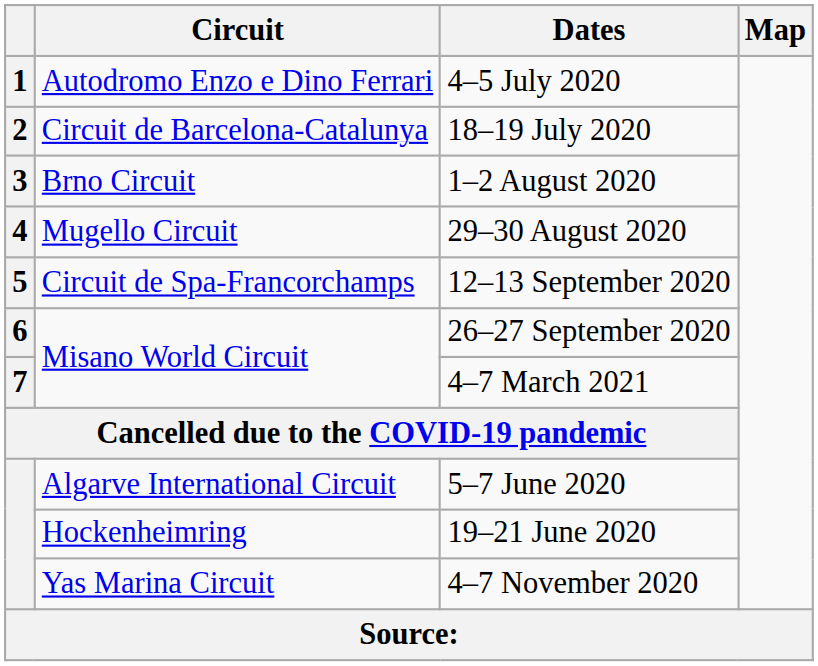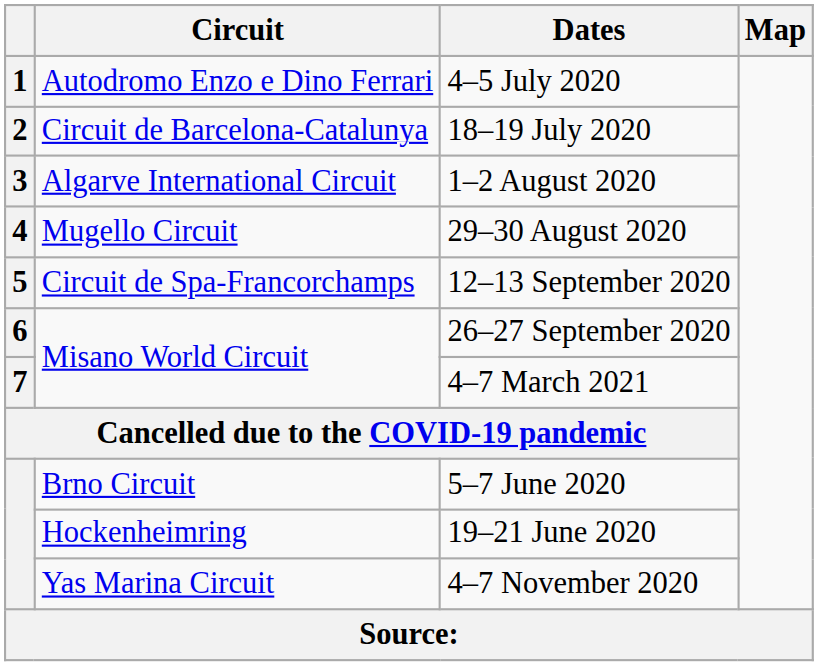(118, 181) Brno Circuit -> (219, 181) Algarve International Circuit
(219, 483) Algarve International Circuit -> (118, 483) Brno Circuit
